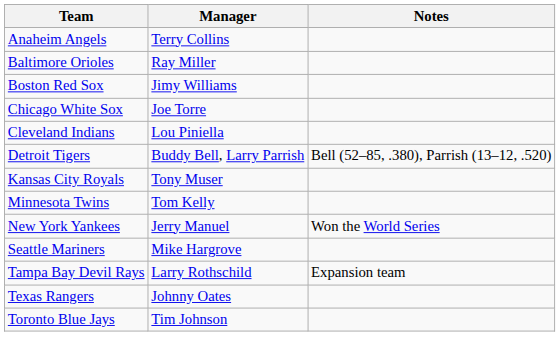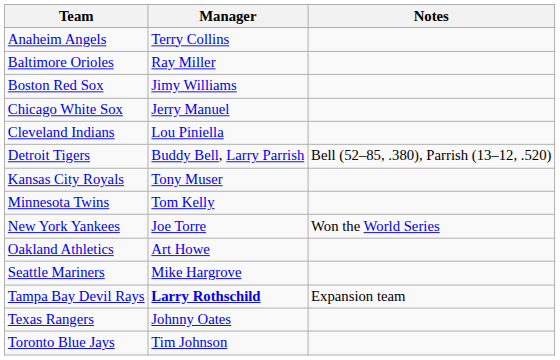(179, 109) Joe Torre -> (190, 109) Jerry Manuel
(190, 226) Jerry Manuel -> (179, 226) Joe Torre
+ row: (61, 249)
(201, 272) normal -> (206, 296) bold
